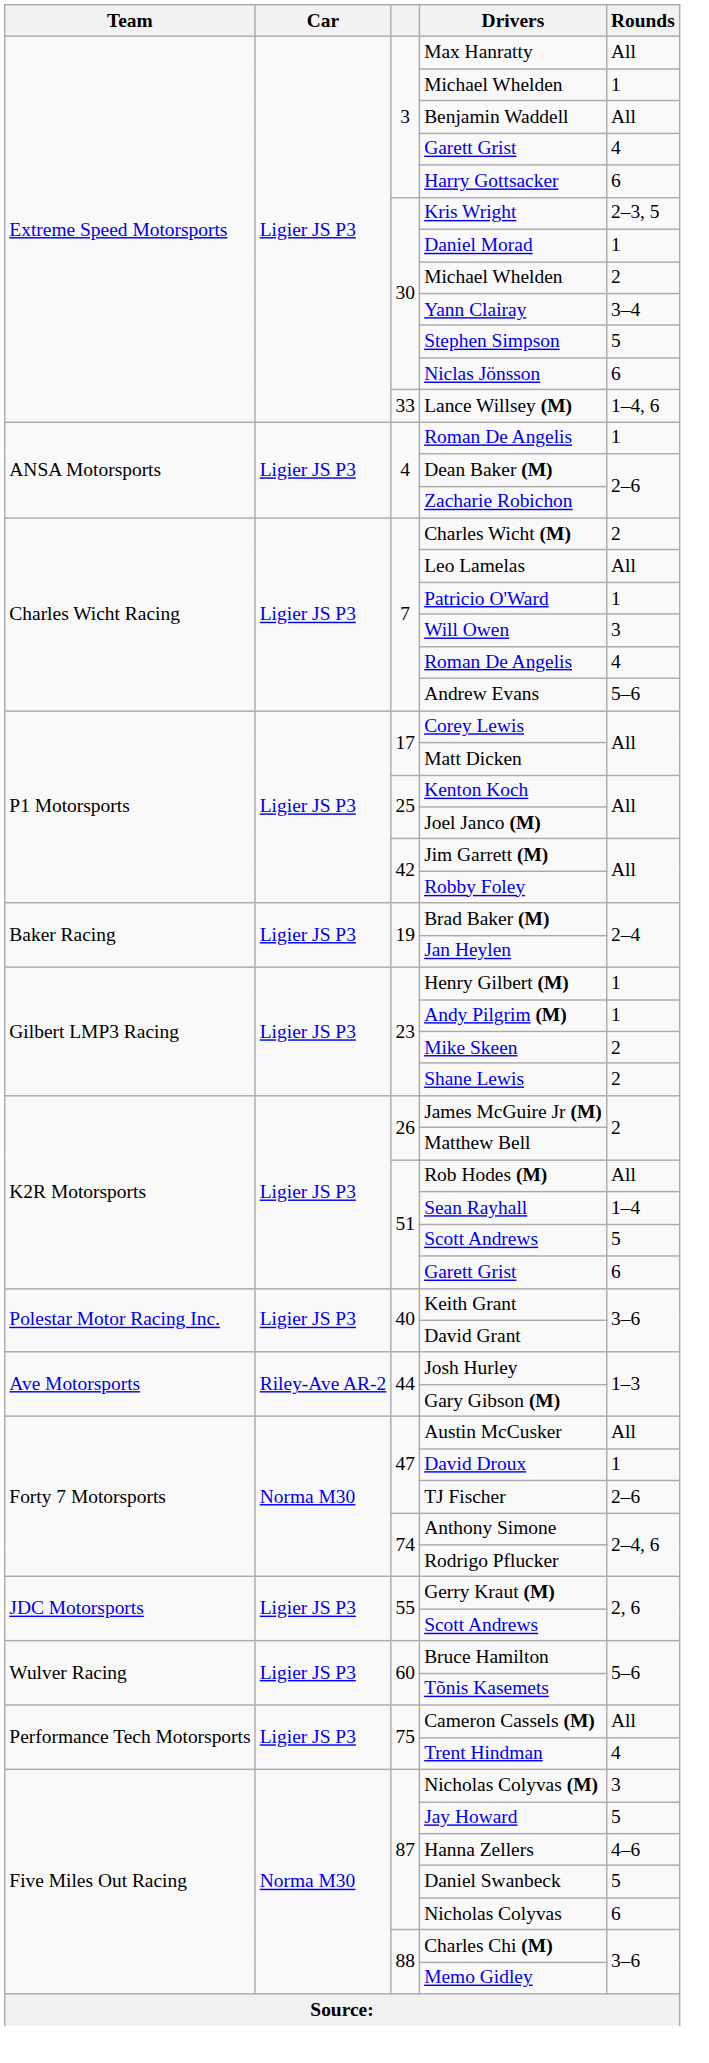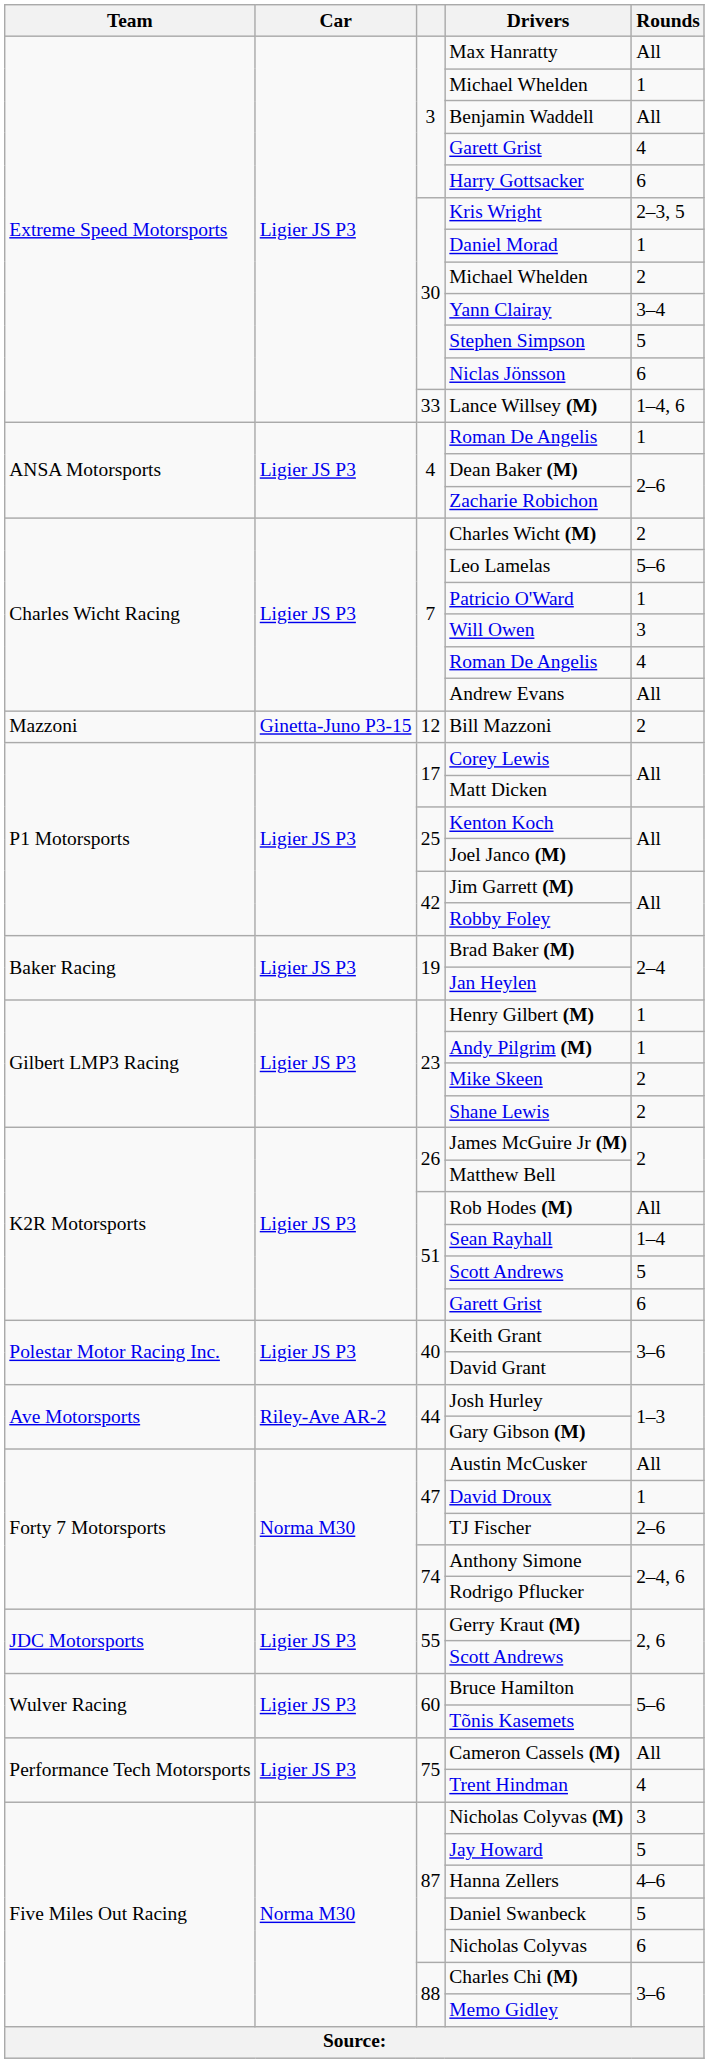(623, 565) All -> (651, 565) 5–6
(626, 693) 5–6 -> (649, 693) All
+ row: (430, 726)
